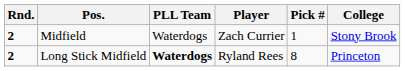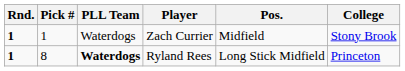columns swapped: (308, 14) <-> (93, 14)
(11, 35) 2 -> (11, 35) 1
(11, 55) 2 -> (11, 55) 1
